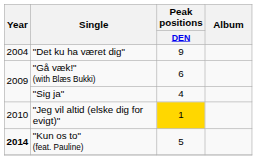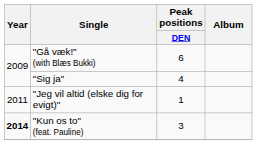- row: (79, 52)
(17, 115) 2010 -> (17, 100) 2011
(181, 115) gold background -> (181, 100) no background
(181, 141) 5 -> (181, 126) 3
